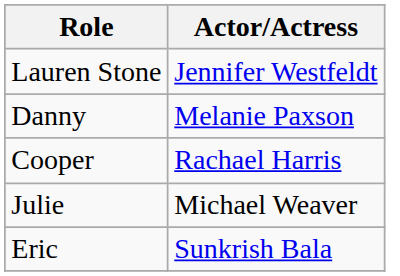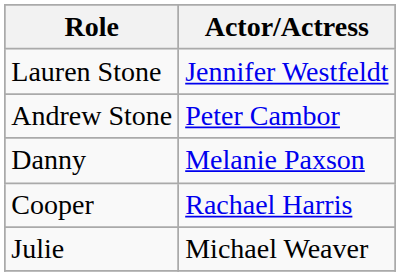+ row: (92, 115)
- row: (35, 248)
